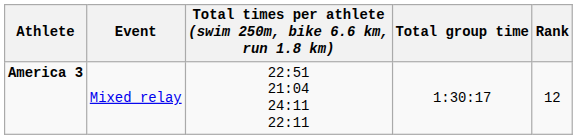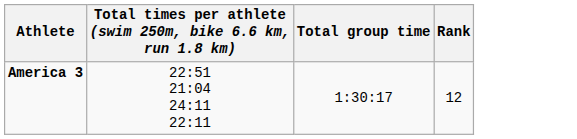- column: (136, 33)
